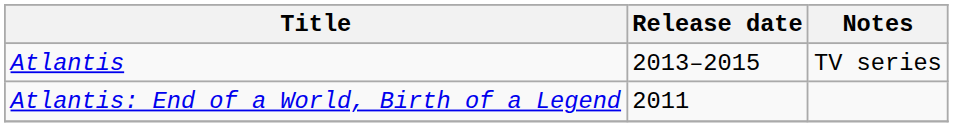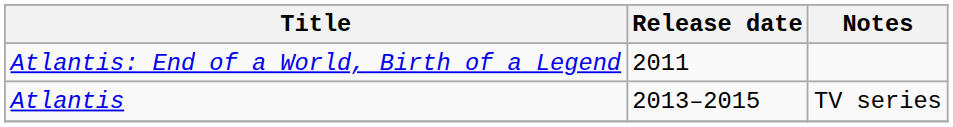rows swapped: (316, 101) <-> (67, 63)
